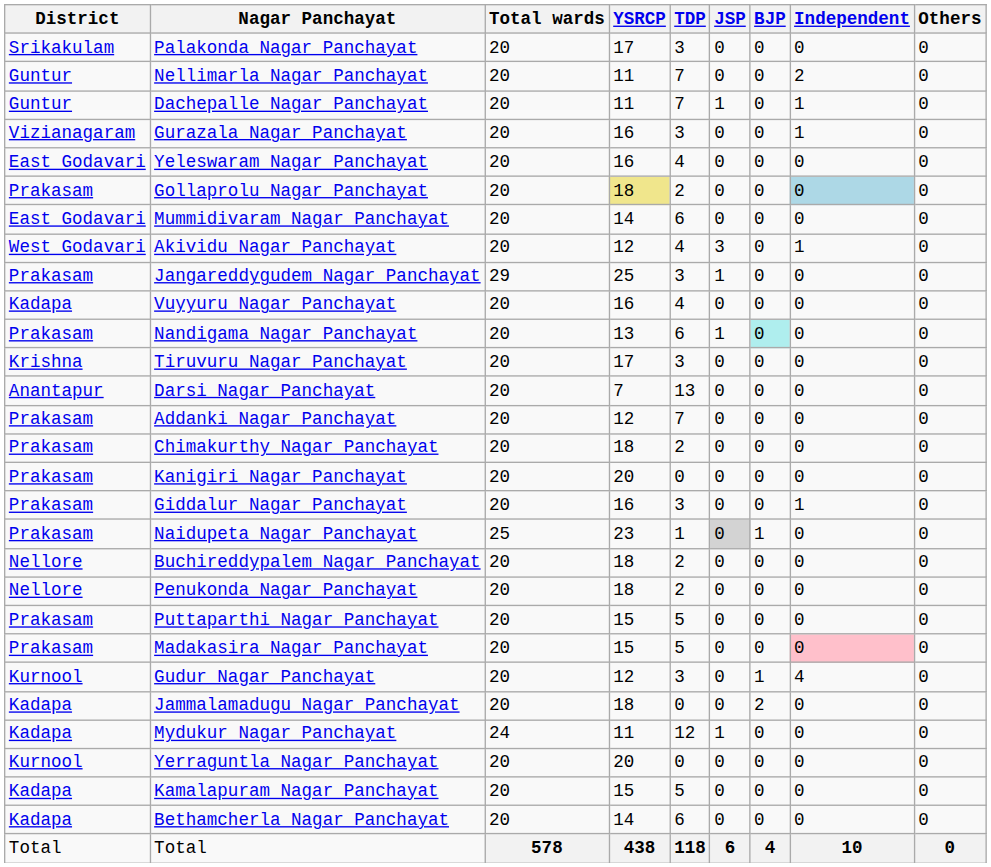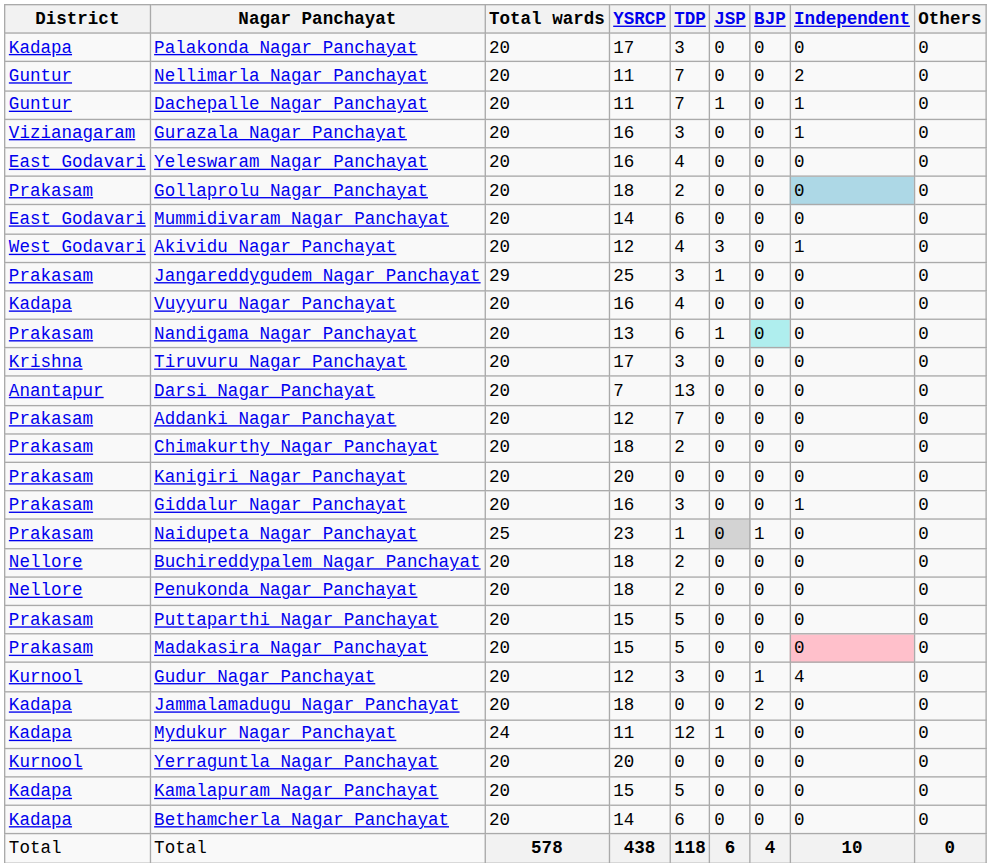(62, 48) Srikakulam -> (40, 48) Kadapa
(624, 191) khaki background -> (624, 191) no background
